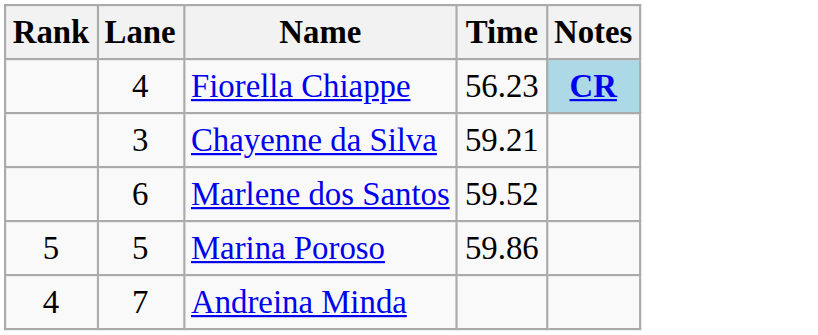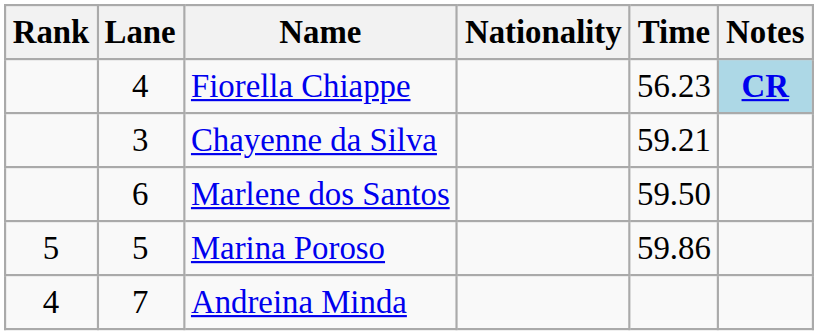+ column: (543, 31)
(502, 194) 59.52 -> (674, 194) 59.50
